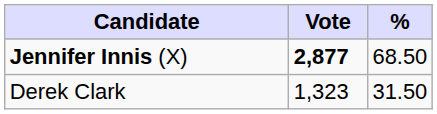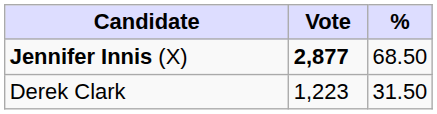(321, 91) 1,323 -> (321, 91) 1,223
